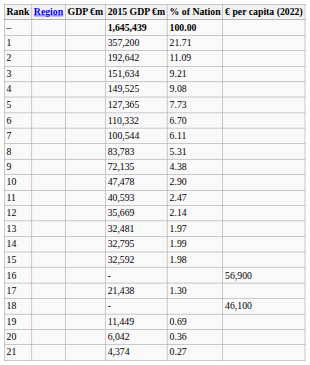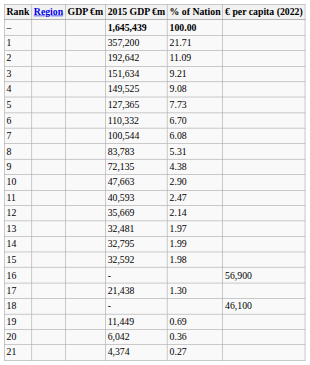(178, 136) 6.11 -> (178, 136) 6.08
(121, 182) 47,478 -> (121, 182) 47,663
